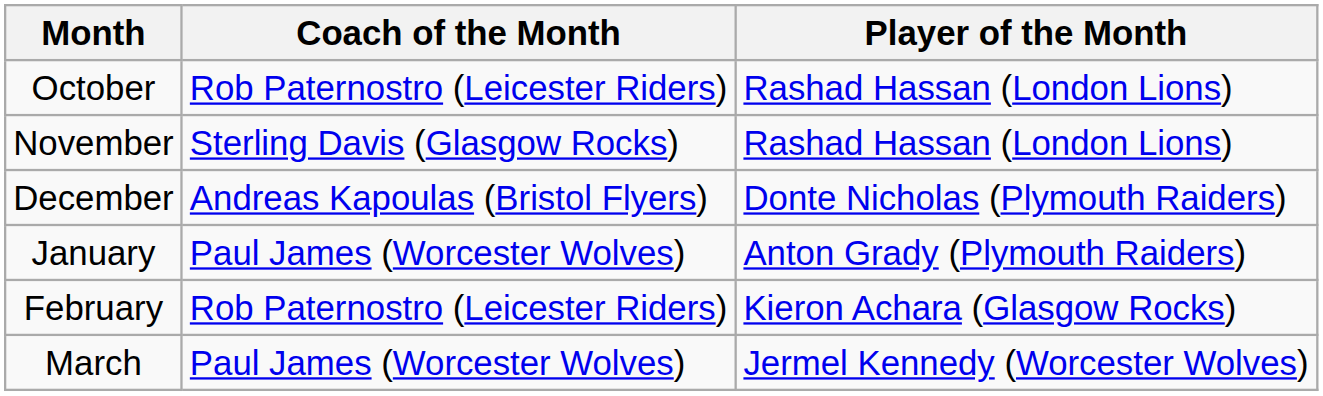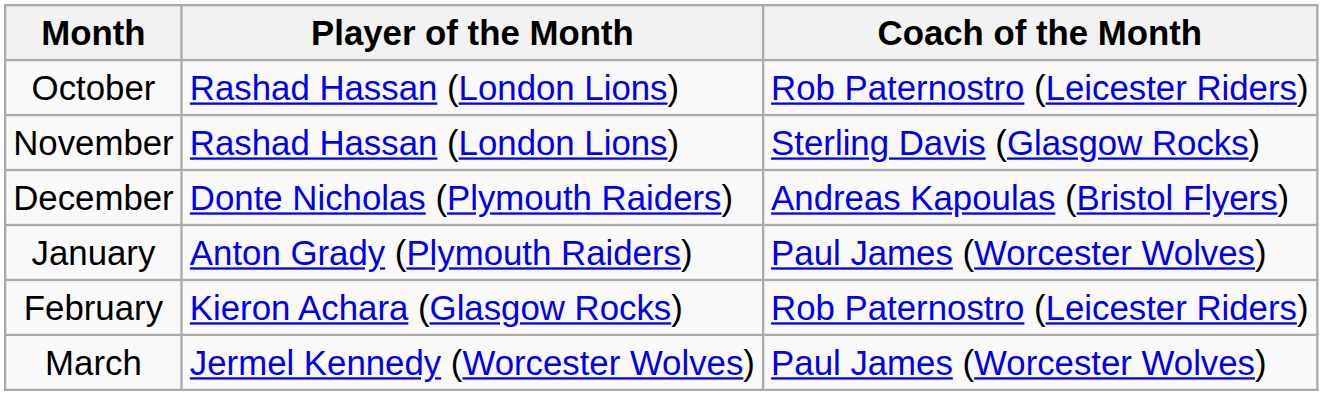columns swapped: (459, 33) <-> (1026, 33)
